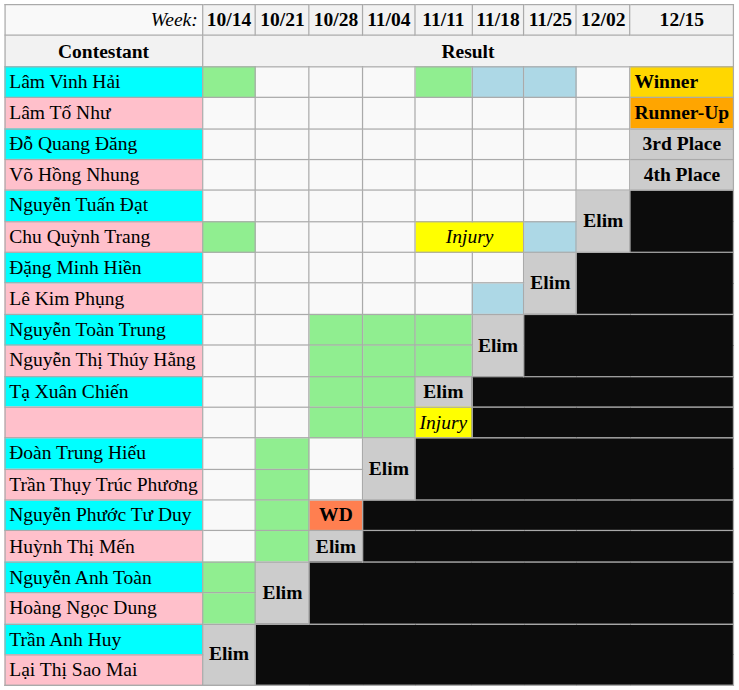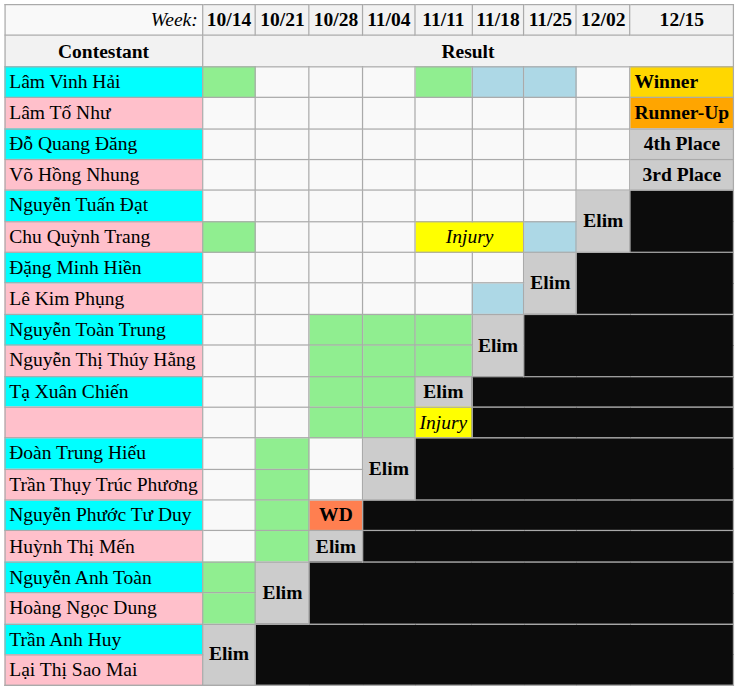(682, 143) 3rd Place -> (682, 143) 4th Place
(682, 174) 4th Place -> (682, 174) 3rd Place
